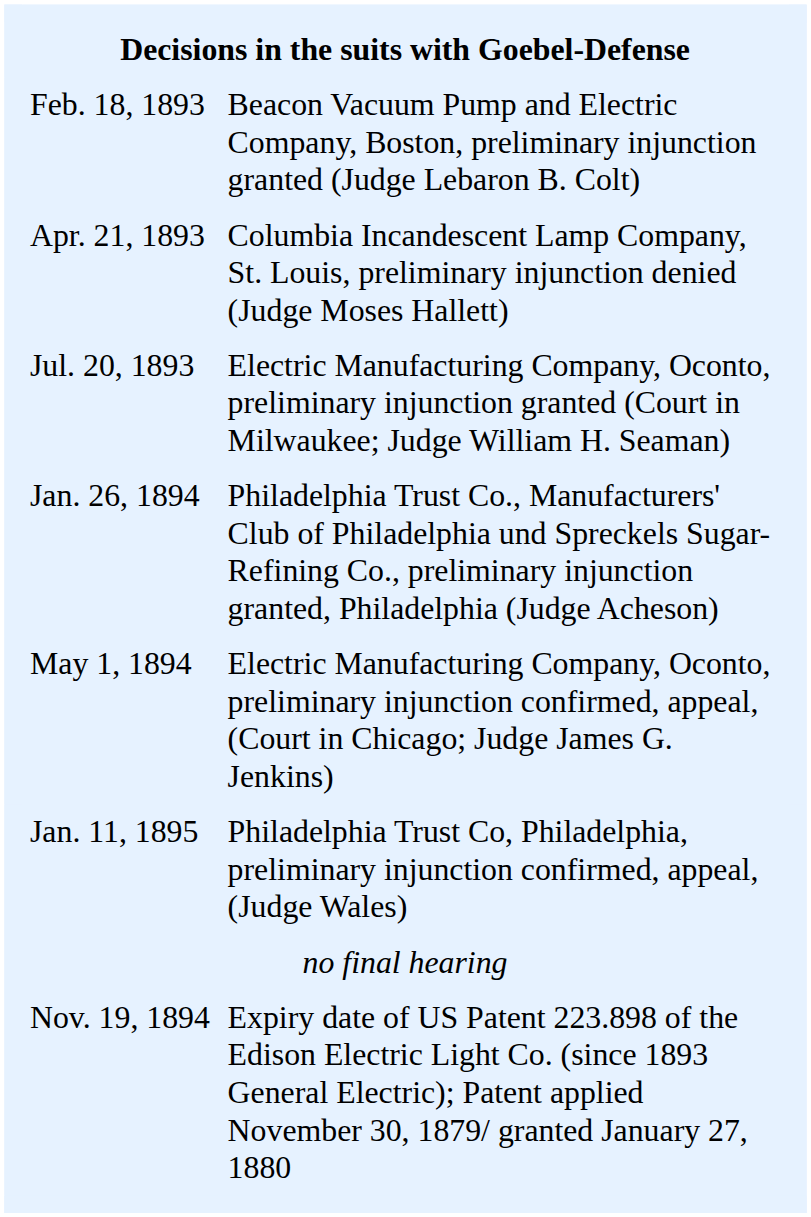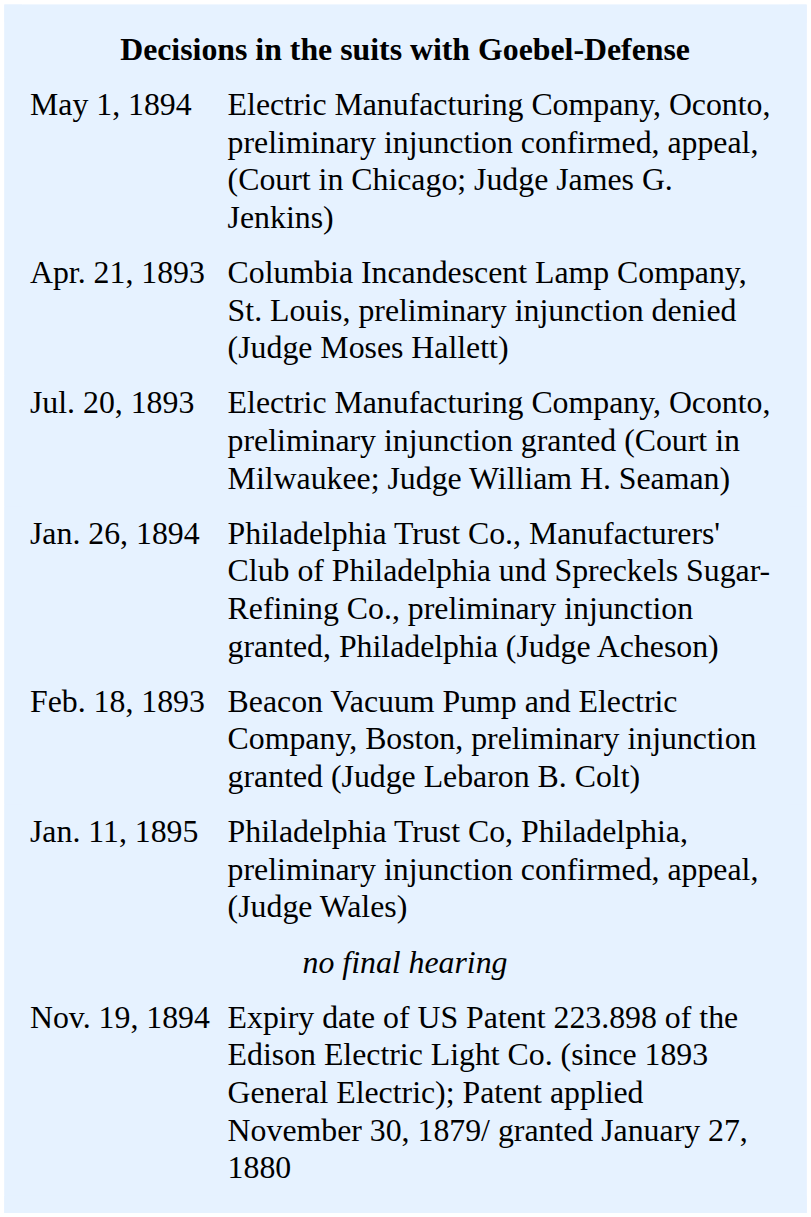rows swapped: (117, 103) <-> (111, 662)
